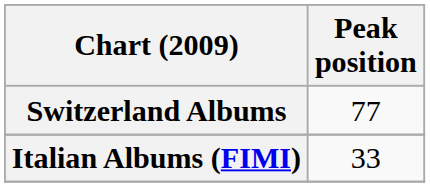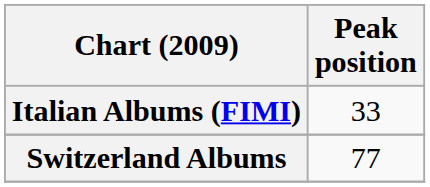rows swapped: (156, 157) <-> (156, 109)
